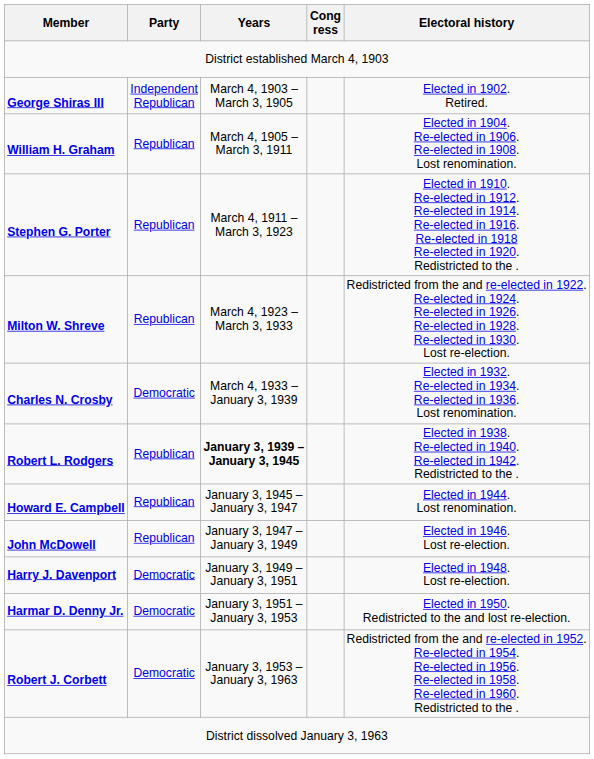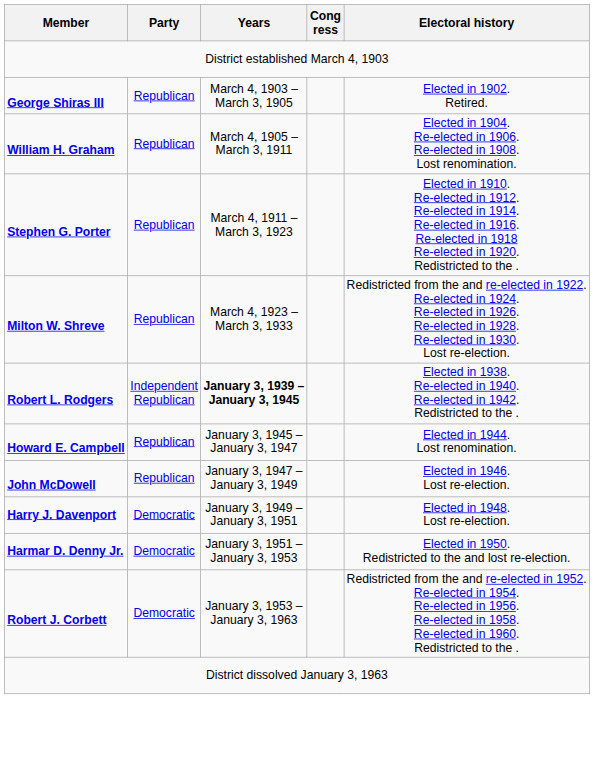(164, 95) Independent Republican -> (164, 95) Republican
- row: (60, 400)
(164, 453) Republican -> (164, 393) Independent Republican
